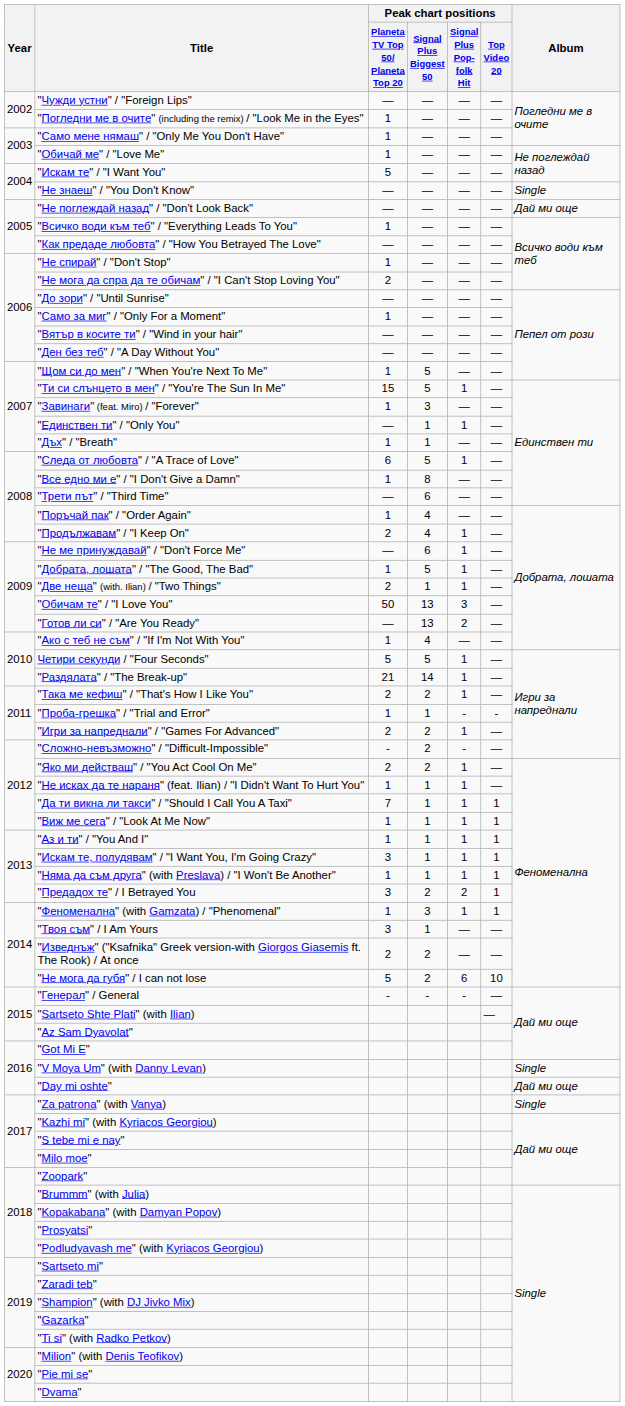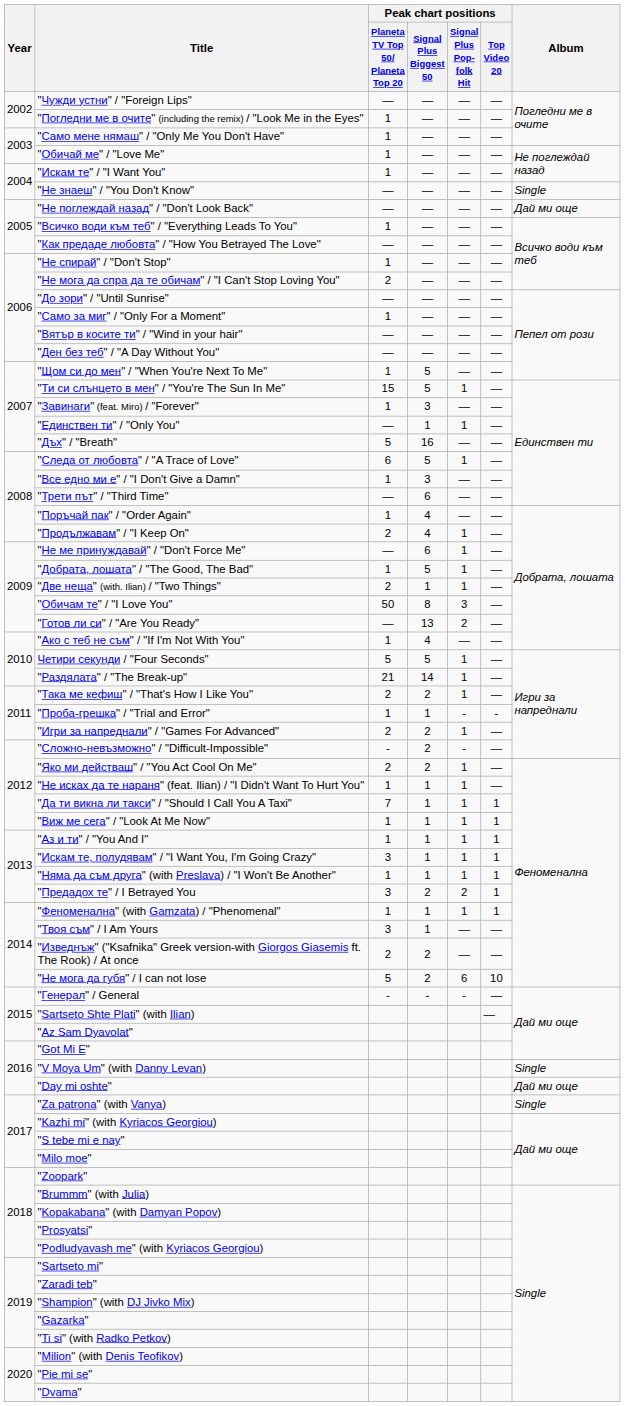(388, 172) 5 -> (388, 172) 1
(388, 442) 1 -> (388, 442) 5
(427, 442) 1 -> (427, 442) 16
(427, 479) 8 -> (427, 479) 3
(427, 605) 13 -> (427, 605) 8
(427, 911) 3 -> (427, 911) 1
